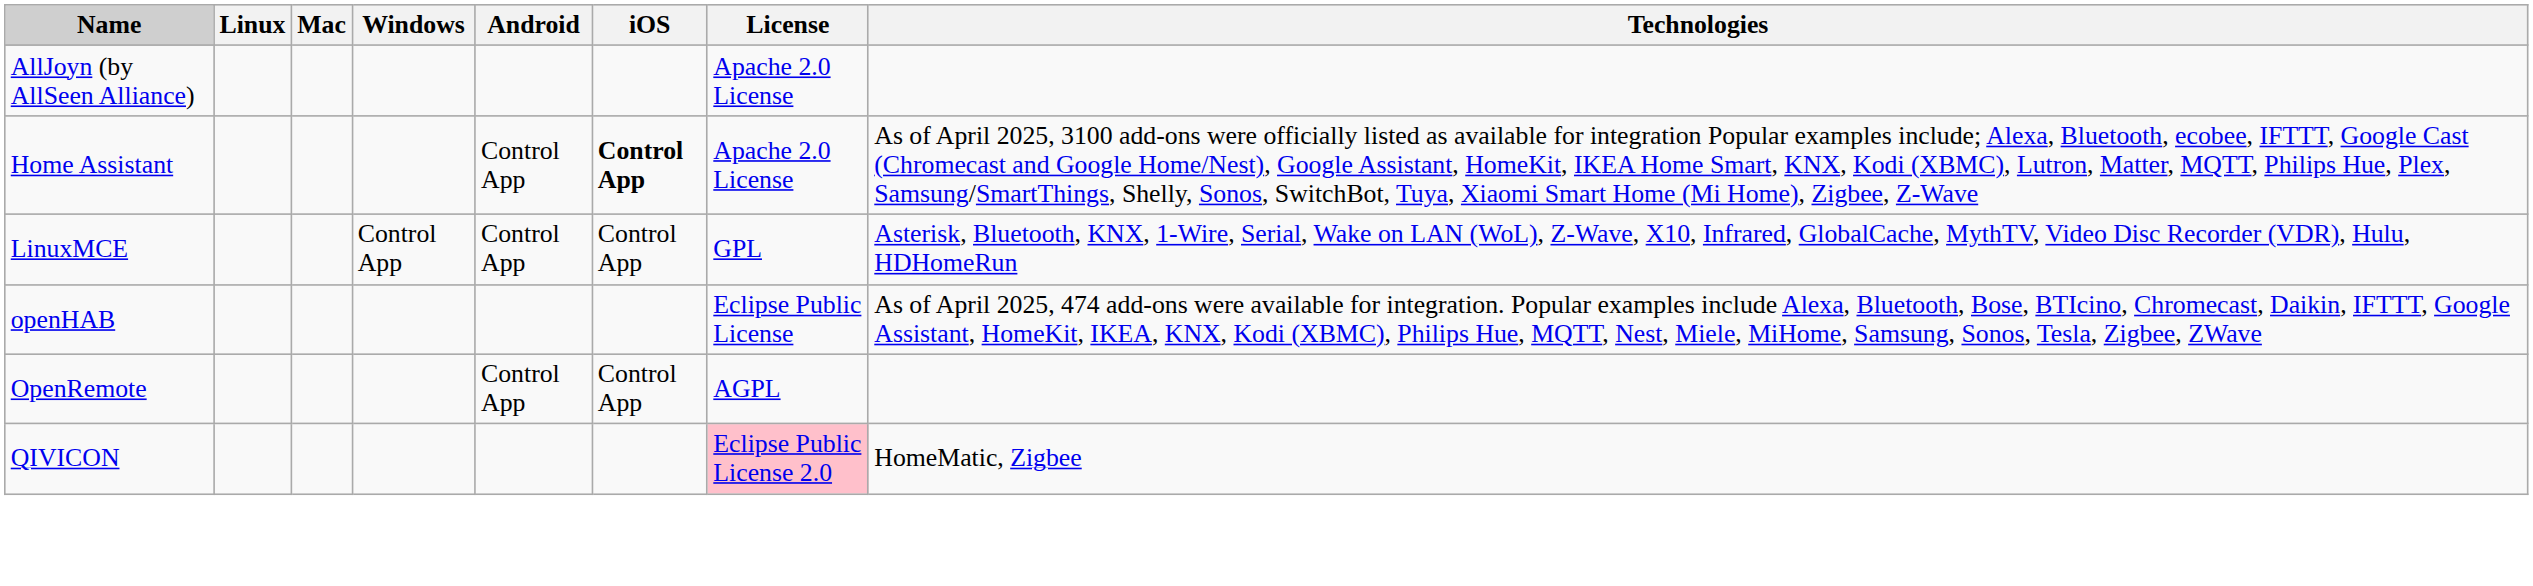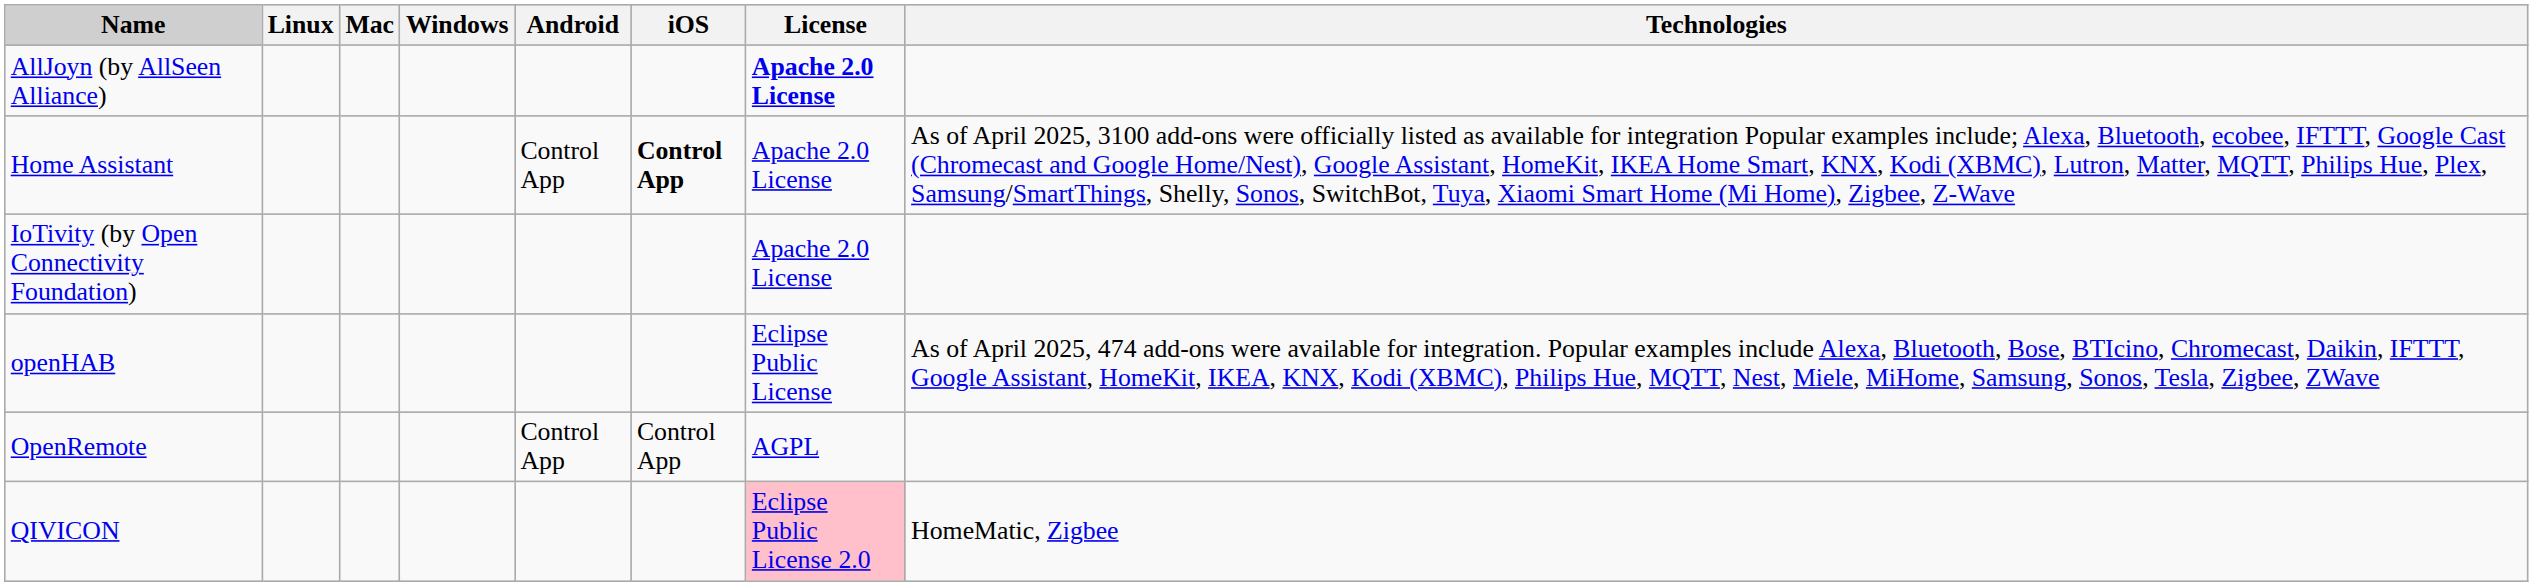(772, 80) normal -> (813, 80) bold
+ row: (104, 263)
- row: (69, 248)
